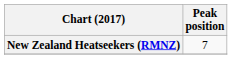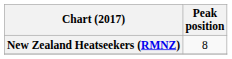(205, 44) 7 -> (205, 44) 8
